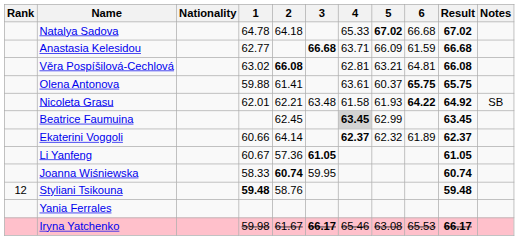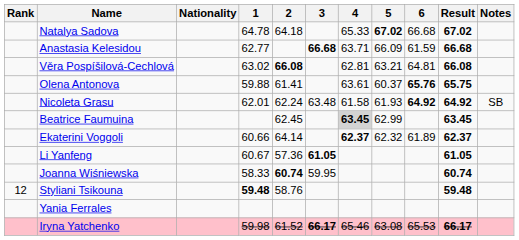(422, 84) 65.75 -> (422, 84) 65.76
(289, 102) 62.21 -> (289, 102) 62.24
(422, 102) 64.22 -> (422, 102) 64.92
(289, 226) 61.67 -> (289, 226) 61.52
